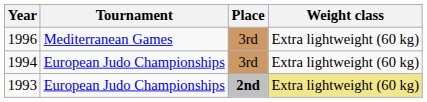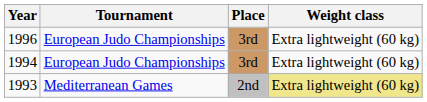(108, 39) Mediterranean Games -> (134, 39) European Judo Championships
(134, 85) European Judo Championships -> (108, 85) Mediterranean Games
(248, 85) bold -> (248, 85) normal
